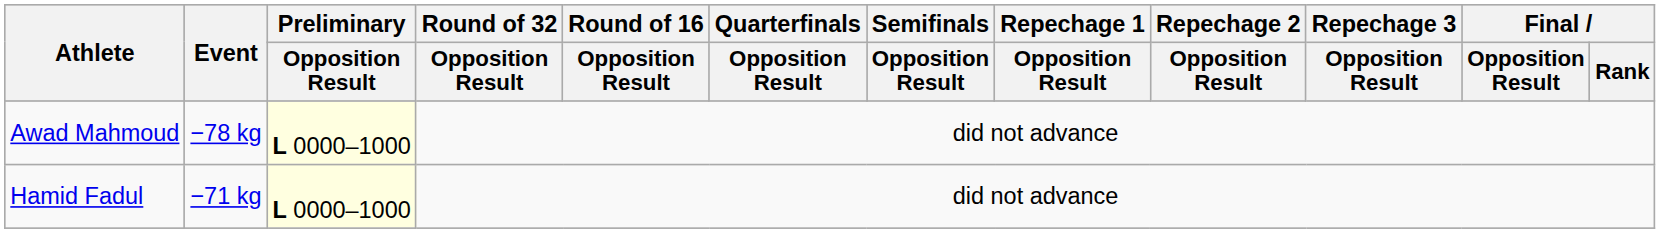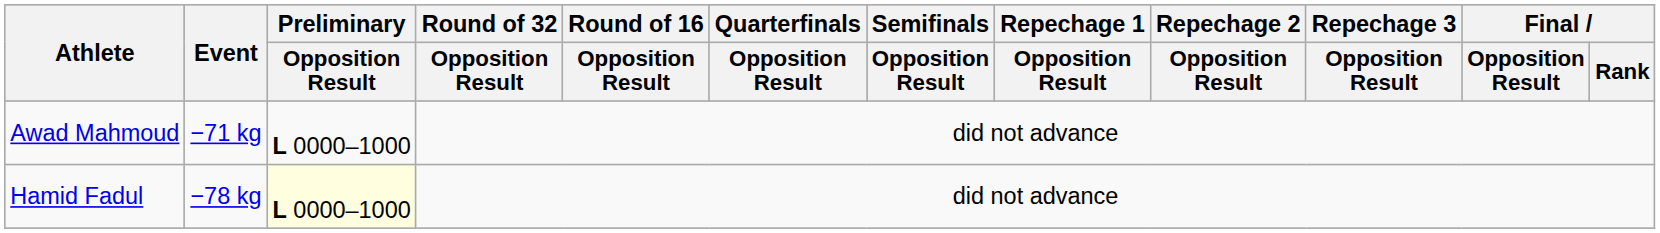(226, 133) −78 kg -> (226, 133) −71 kg
(342, 146) lightyellow background -> (342, 146) no background
(226, 196) −71 kg -> (226, 196) −78 kg
